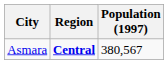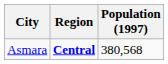(122, 49) 380,567 -> (122, 49) 380,568
